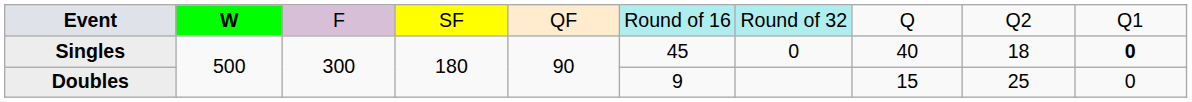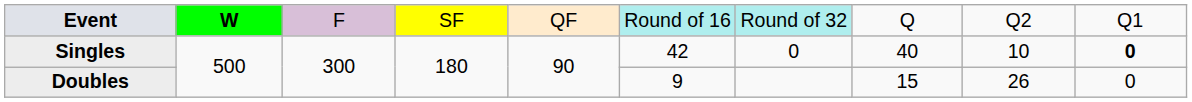(678, 51) 45 -> (678, 51) 42
(1019, 51) 18 -> (1019, 51) 10
(1019, 82) 25 -> (1019, 82) 26
